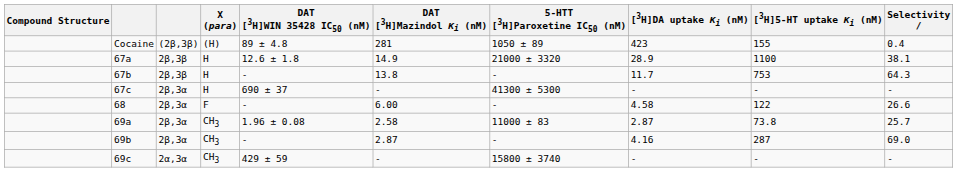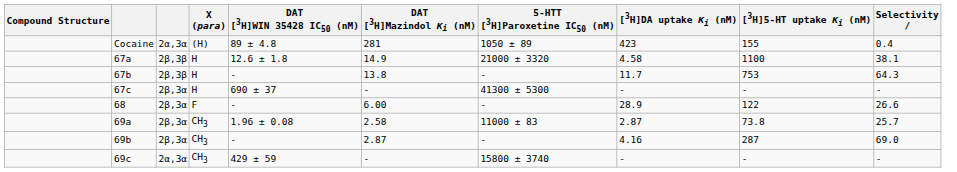(179, 44) (2β,3β) -> (173, 44) 2α,3α
(642, 59) 28.9 -> (631, 59) 4.58
(642, 105) 4.58 -> (631, 105) 28.9
